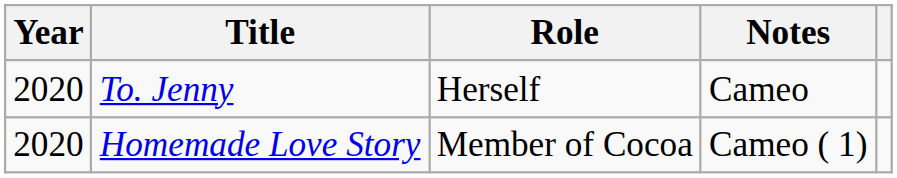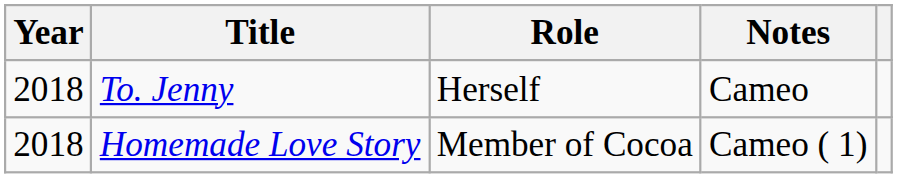(48, 88) 2020 -> (48, 88) 2018
(48, 144) 2020 -> (48, 144) 2018
